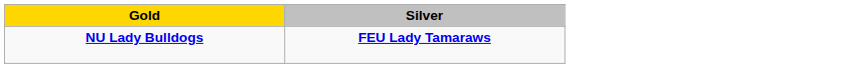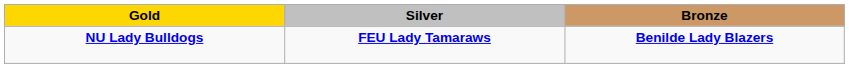+ column: (705, 16)
